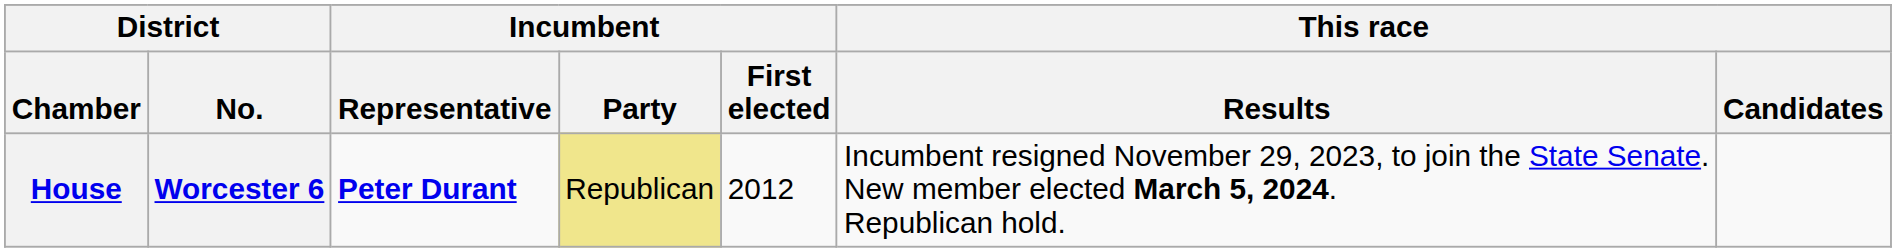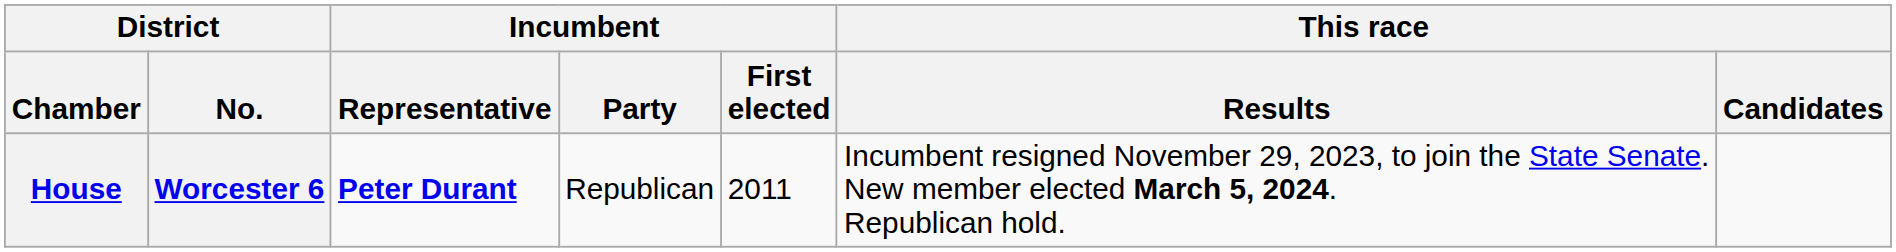(640, 189) khaki background -> (640, 189) no background
(761, 189) 2012 -> (760, 189) 2011
